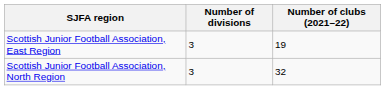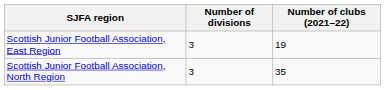(280, 71) 32 -> (280, 71) 35
